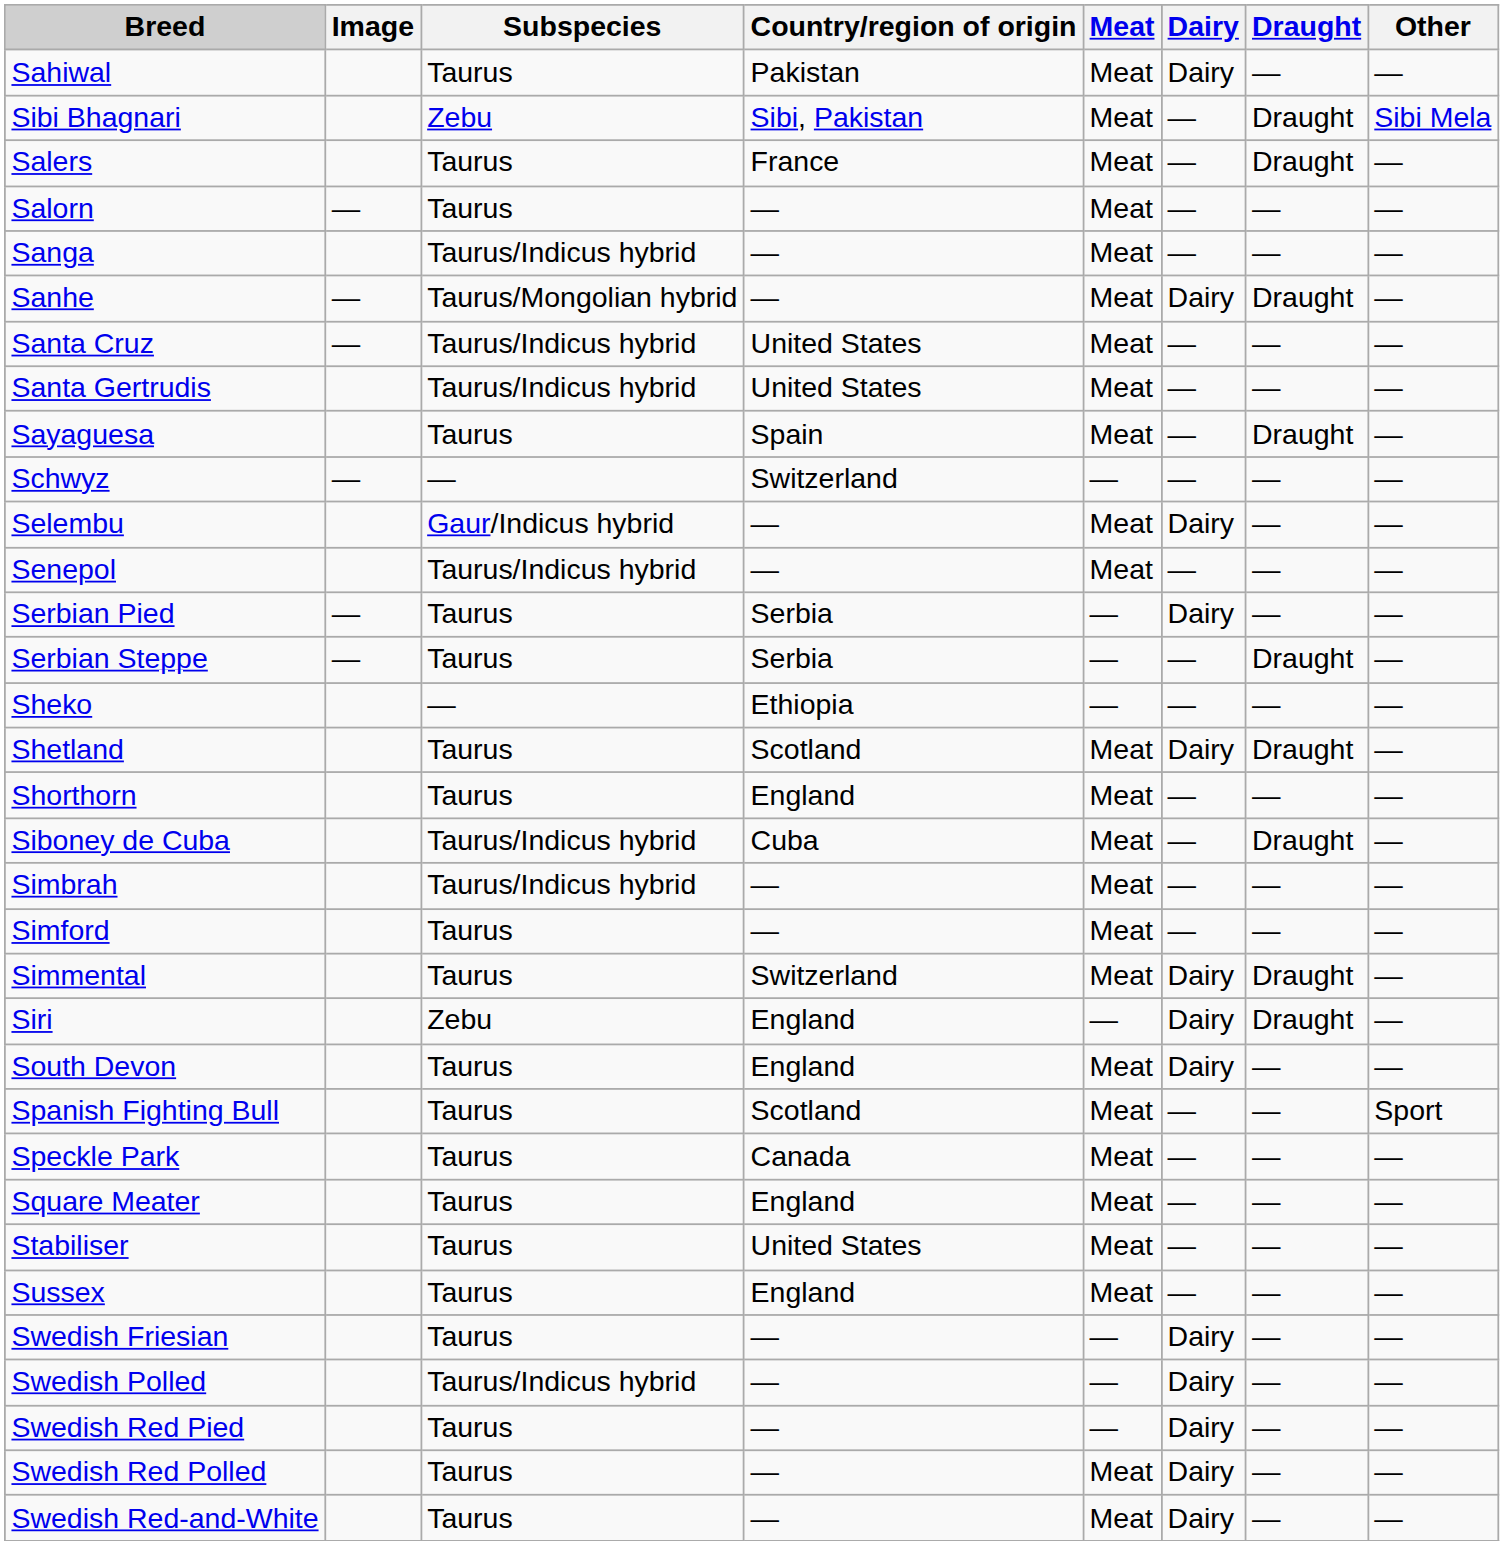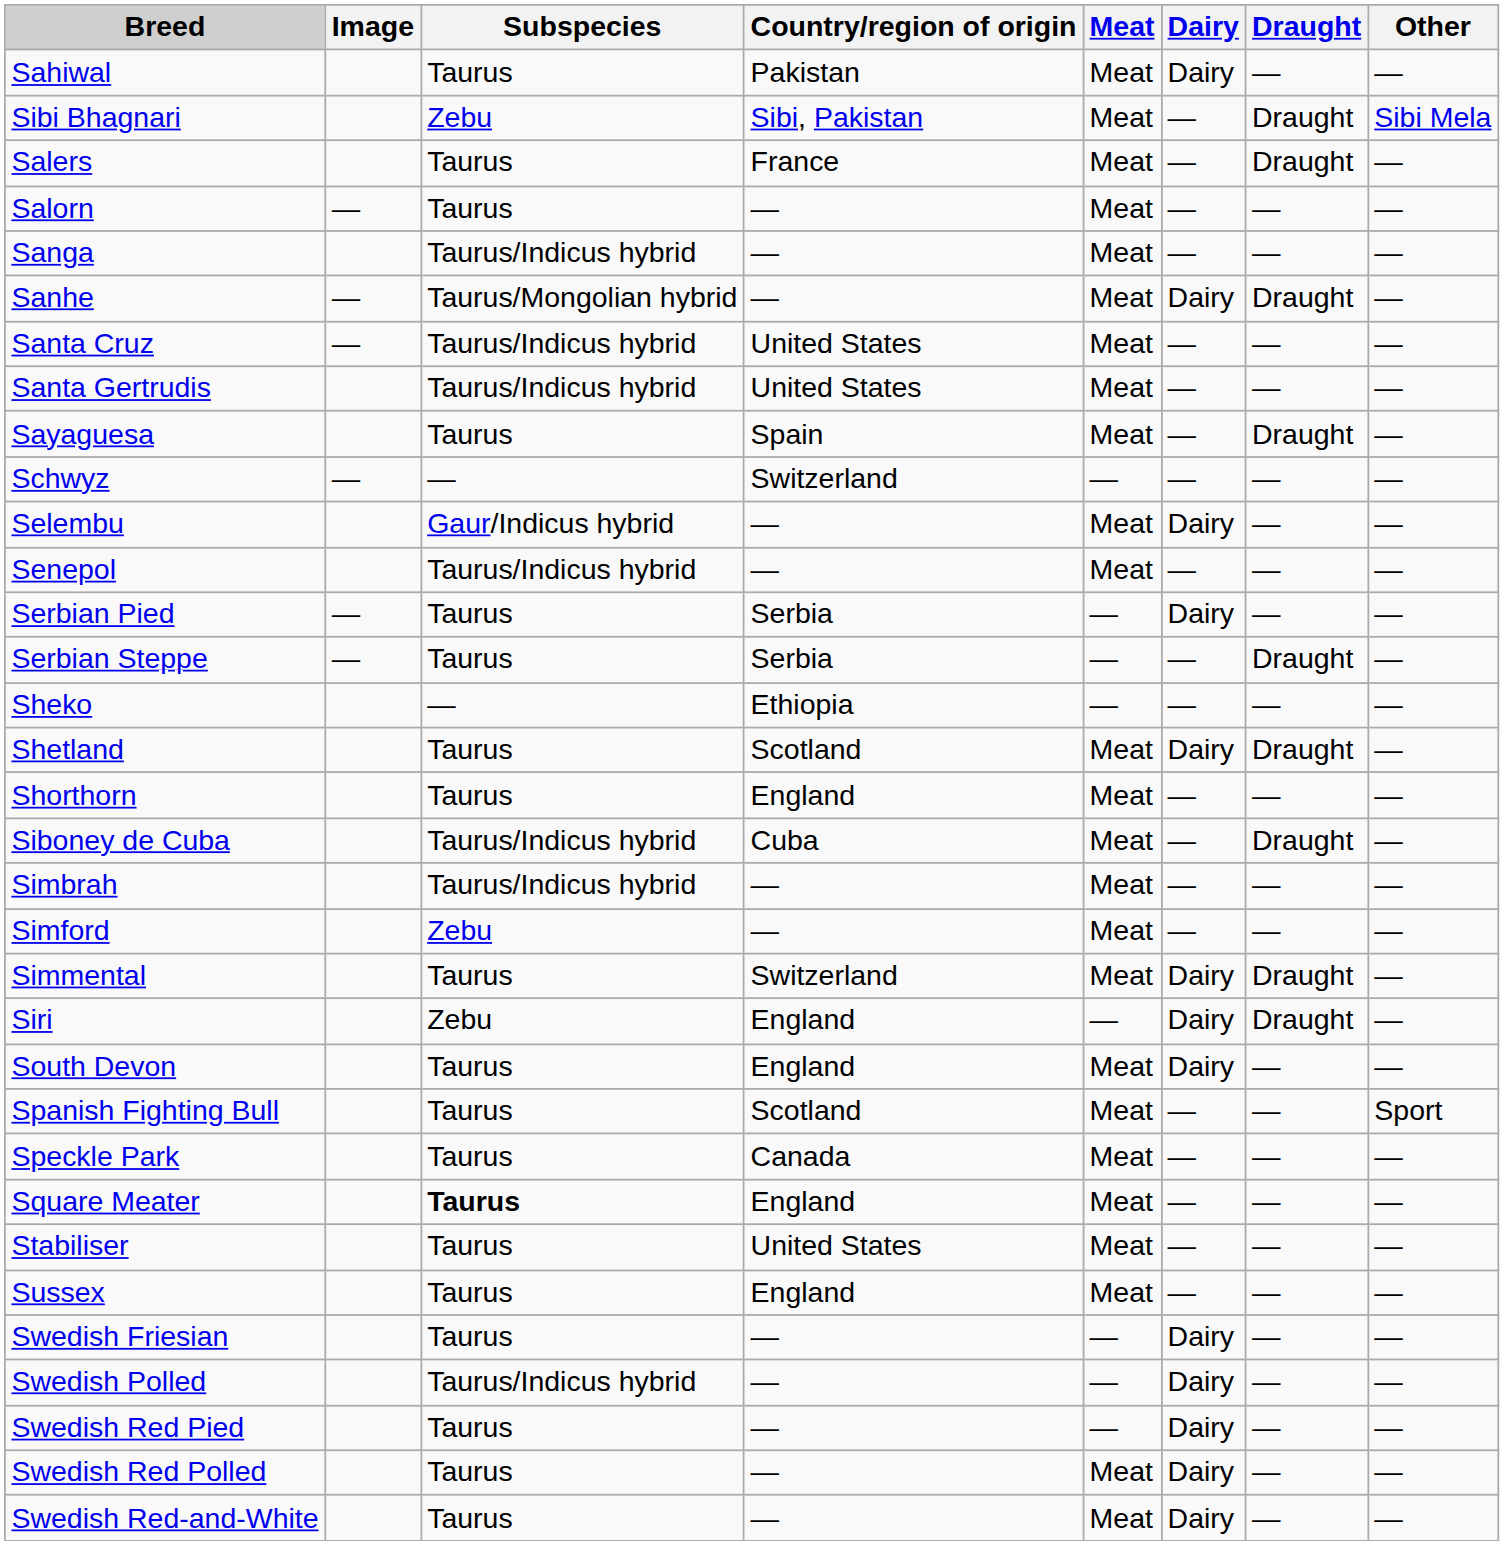(470, 930) Taurus -> (460, 930) Zebu
(470, 1201) normal -> (474, 1201) bold
